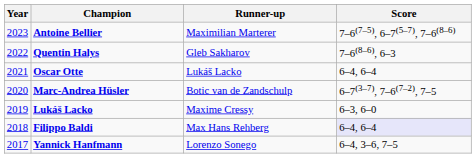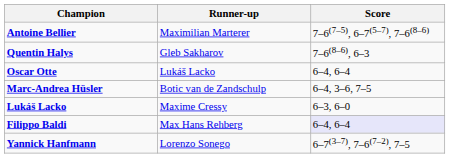- column: (18, 13)
(388, 91) 6–7(3–7), 7–6(7–2), 7–5 -> (342, 89) 6–4, 3–6, 7–5
(368, 145) 6–4, 3–6, 7–5 -> (361, 143) 6–7(3–7), 7–6(7–2), 7–5
